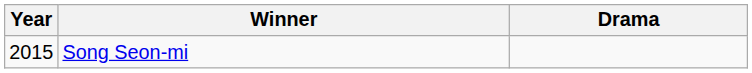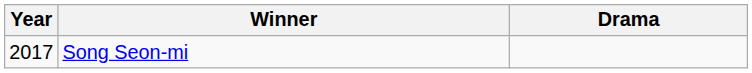(31, 51) 2015 -> (31, 51) 2017
